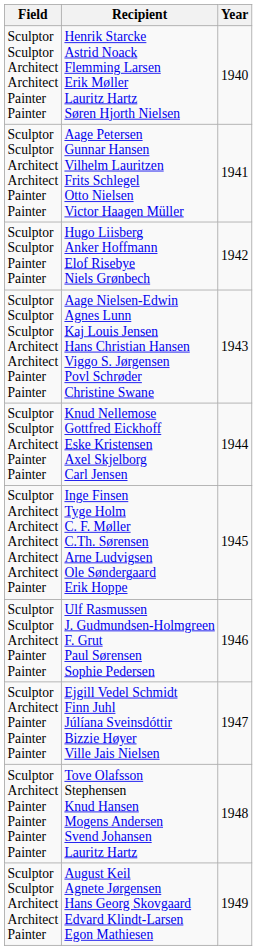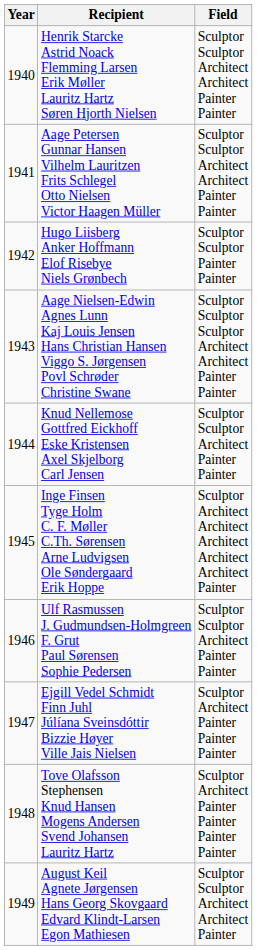columns swapped: (235, 15) <-> (33, 15)
